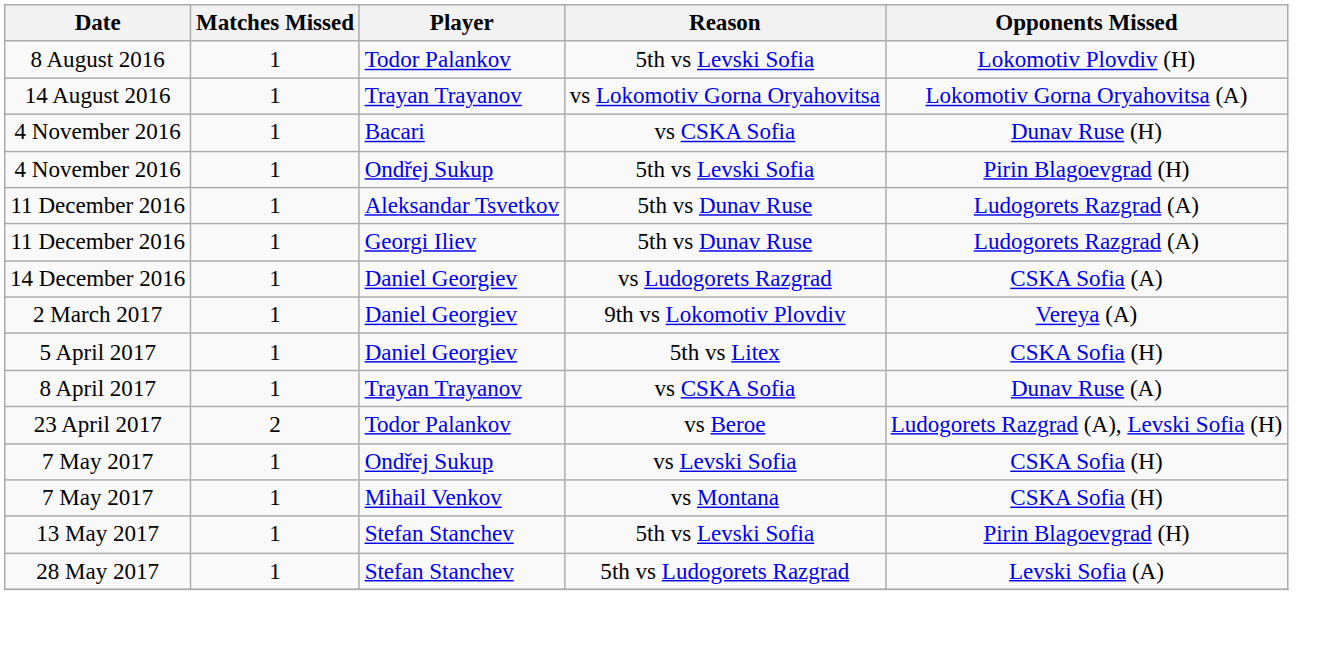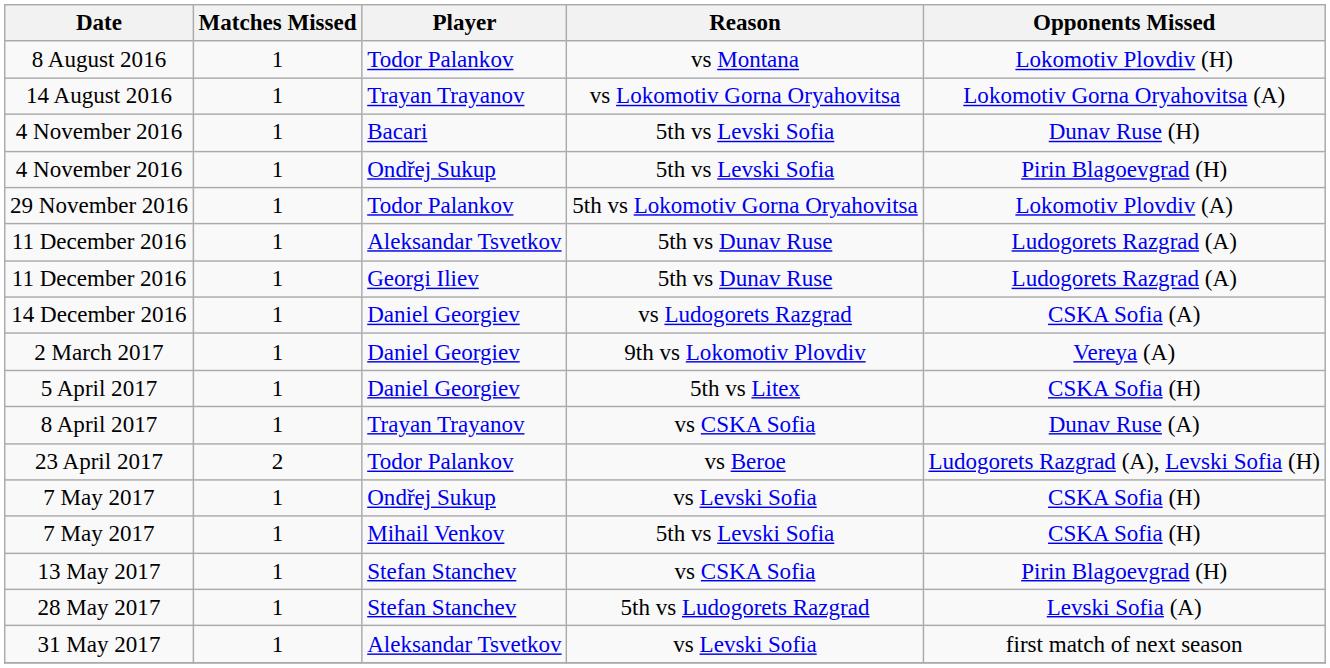(725, 59) 5th vs Levski Sofia -> (745, 59) vs Montana
(725, 132) vs CSKA Sofia -> (745, 132) 5th vs Levski Sofia
+ row: (99, 205)
(725, 497) vs Montana -> (745, 534) 5th vs Levski Sofia
(725, 534) 5th vs Levski Sofia -> (745, 570) vs CSKA Sofia
+ row: (99, 643)
